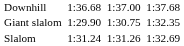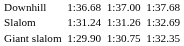rows swapped: (33, 22) <-> (20, 38)
